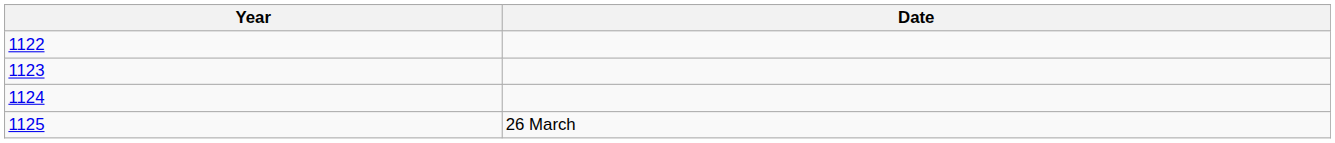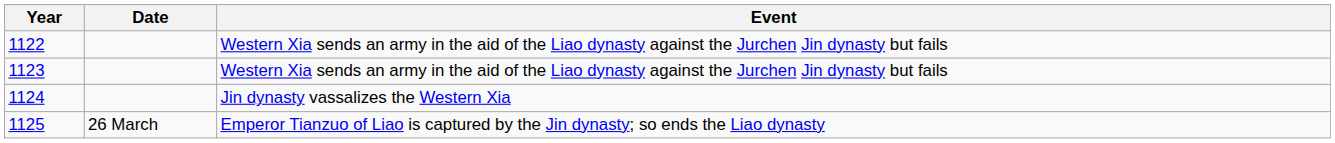+ column: (774, 17)
